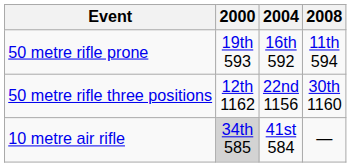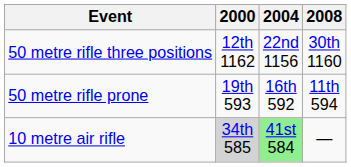rows swapped: (110, 95) <-> (78, 52)
(281, 139) no background -> (281, 139) lightgreen background
